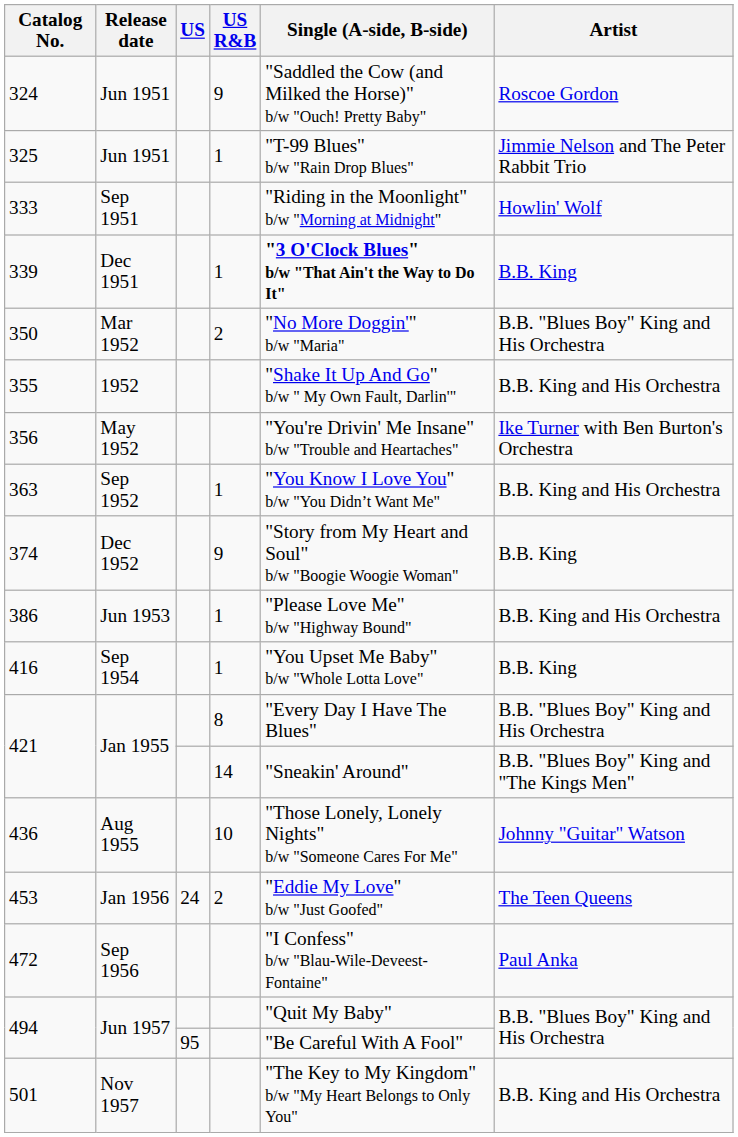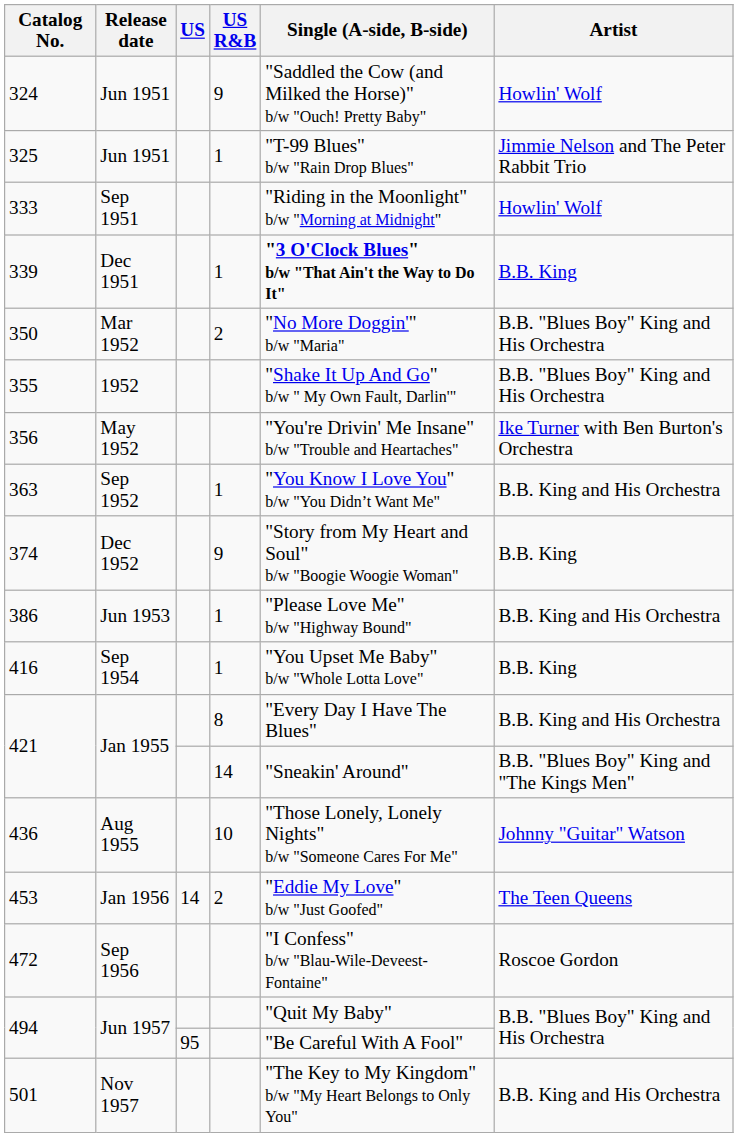(558, 93) Roscoe Gordon -> (550, 93) Howlin' Wolf
(609, 386) B.B. King and His Orchestra -> (604, 386) B.B. "Blues Boy" King and His Orchestra
(604, 719) B.B. "Blues Boy" King and His Orchestra -> (609, 719) B.B. King and His Orchestra
(190, 897) 24 -> (190, 897) 14
(538, 960) Paul Anka -> (558, 960) Roscoe Gordon
